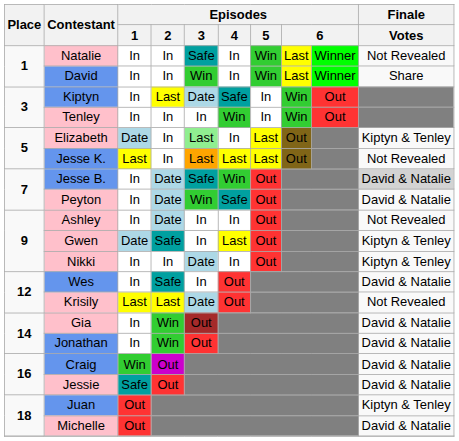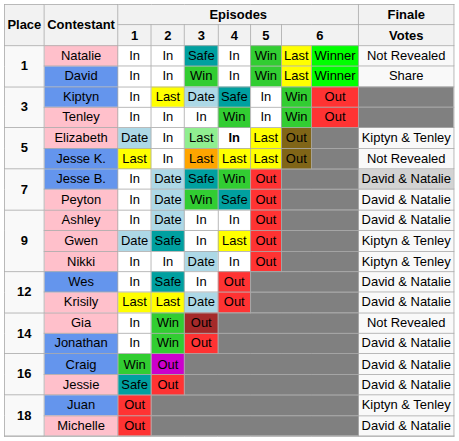(234, 138) normal -> (234, 138) bold
(406, 220) Not Revealed -> (406, 220) David & Natalie
(406, 302) Not Revealed -> (406, 302) David & Natalie
(406, 323) David & Natalie -> (406, 323) Not Revealed
